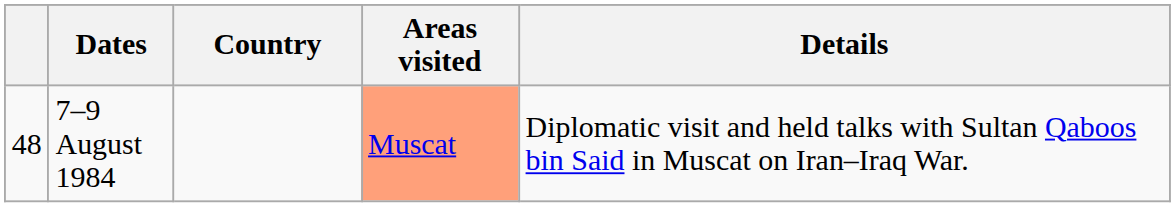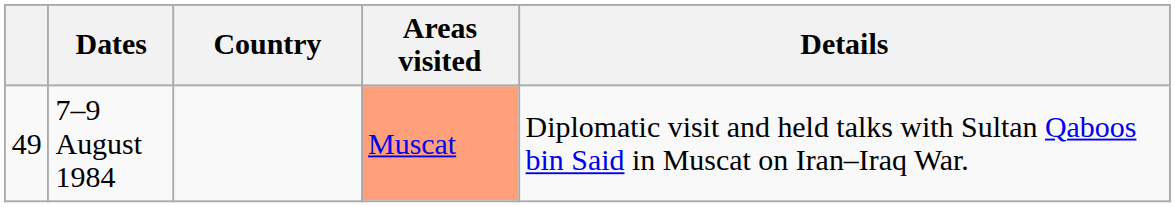(27, 142) 48 -> (27, 142) 49
